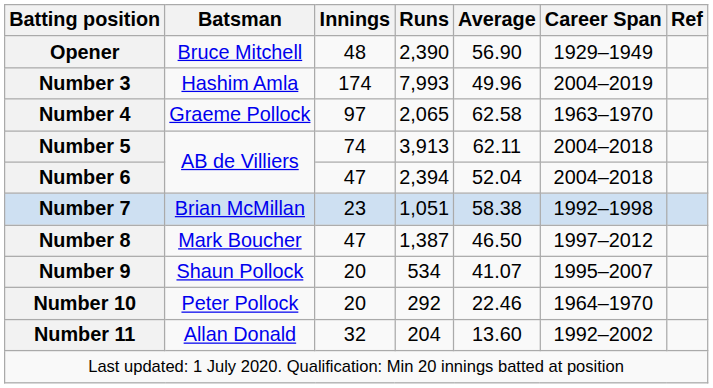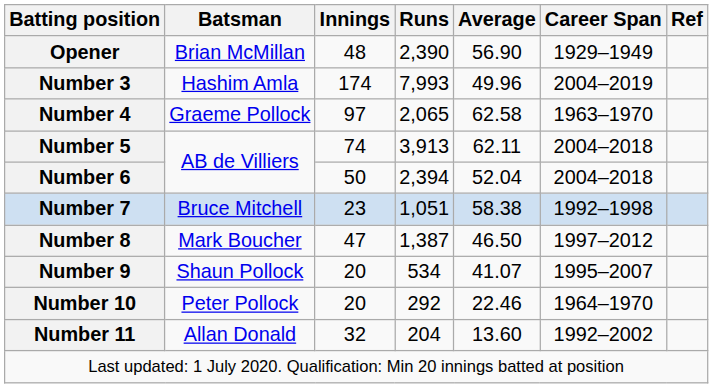(240, 51) Bruce Mitchell -> (240, 51) Brian McMillan
(355, 177) 47 -> (355, 177) 50
(240, 209) Brian McMillan -> (240, 209) Bruce Mitchell
